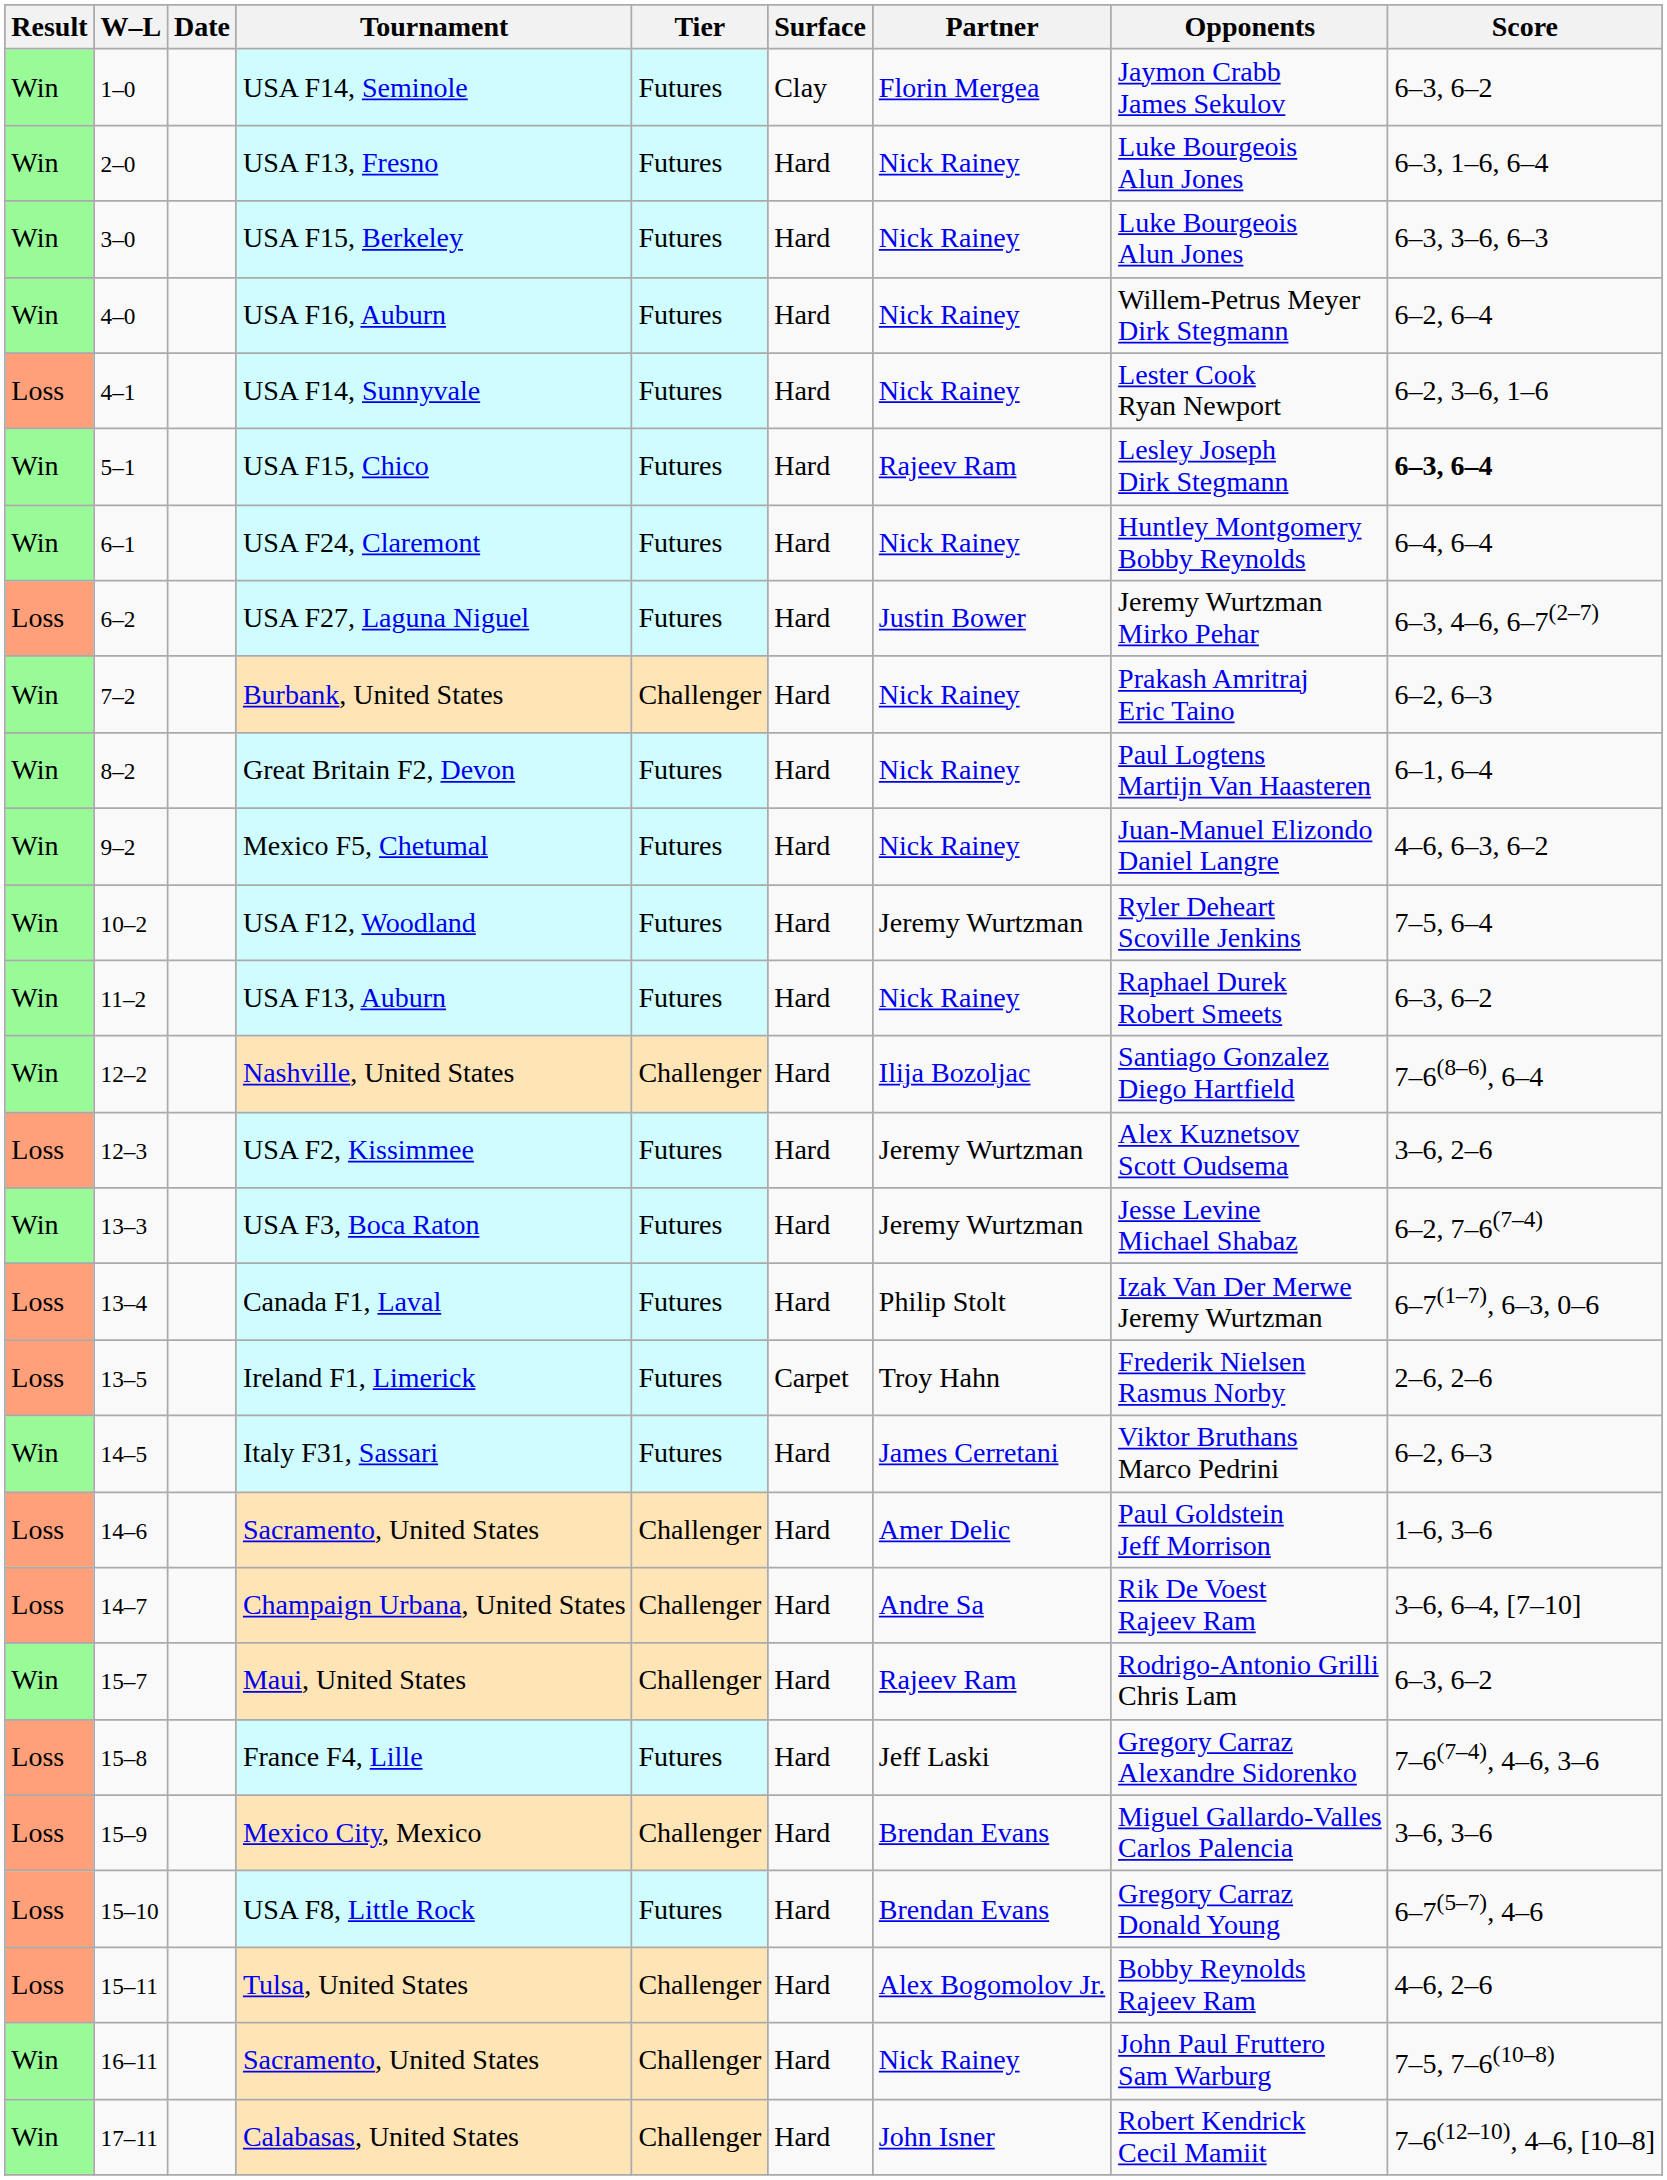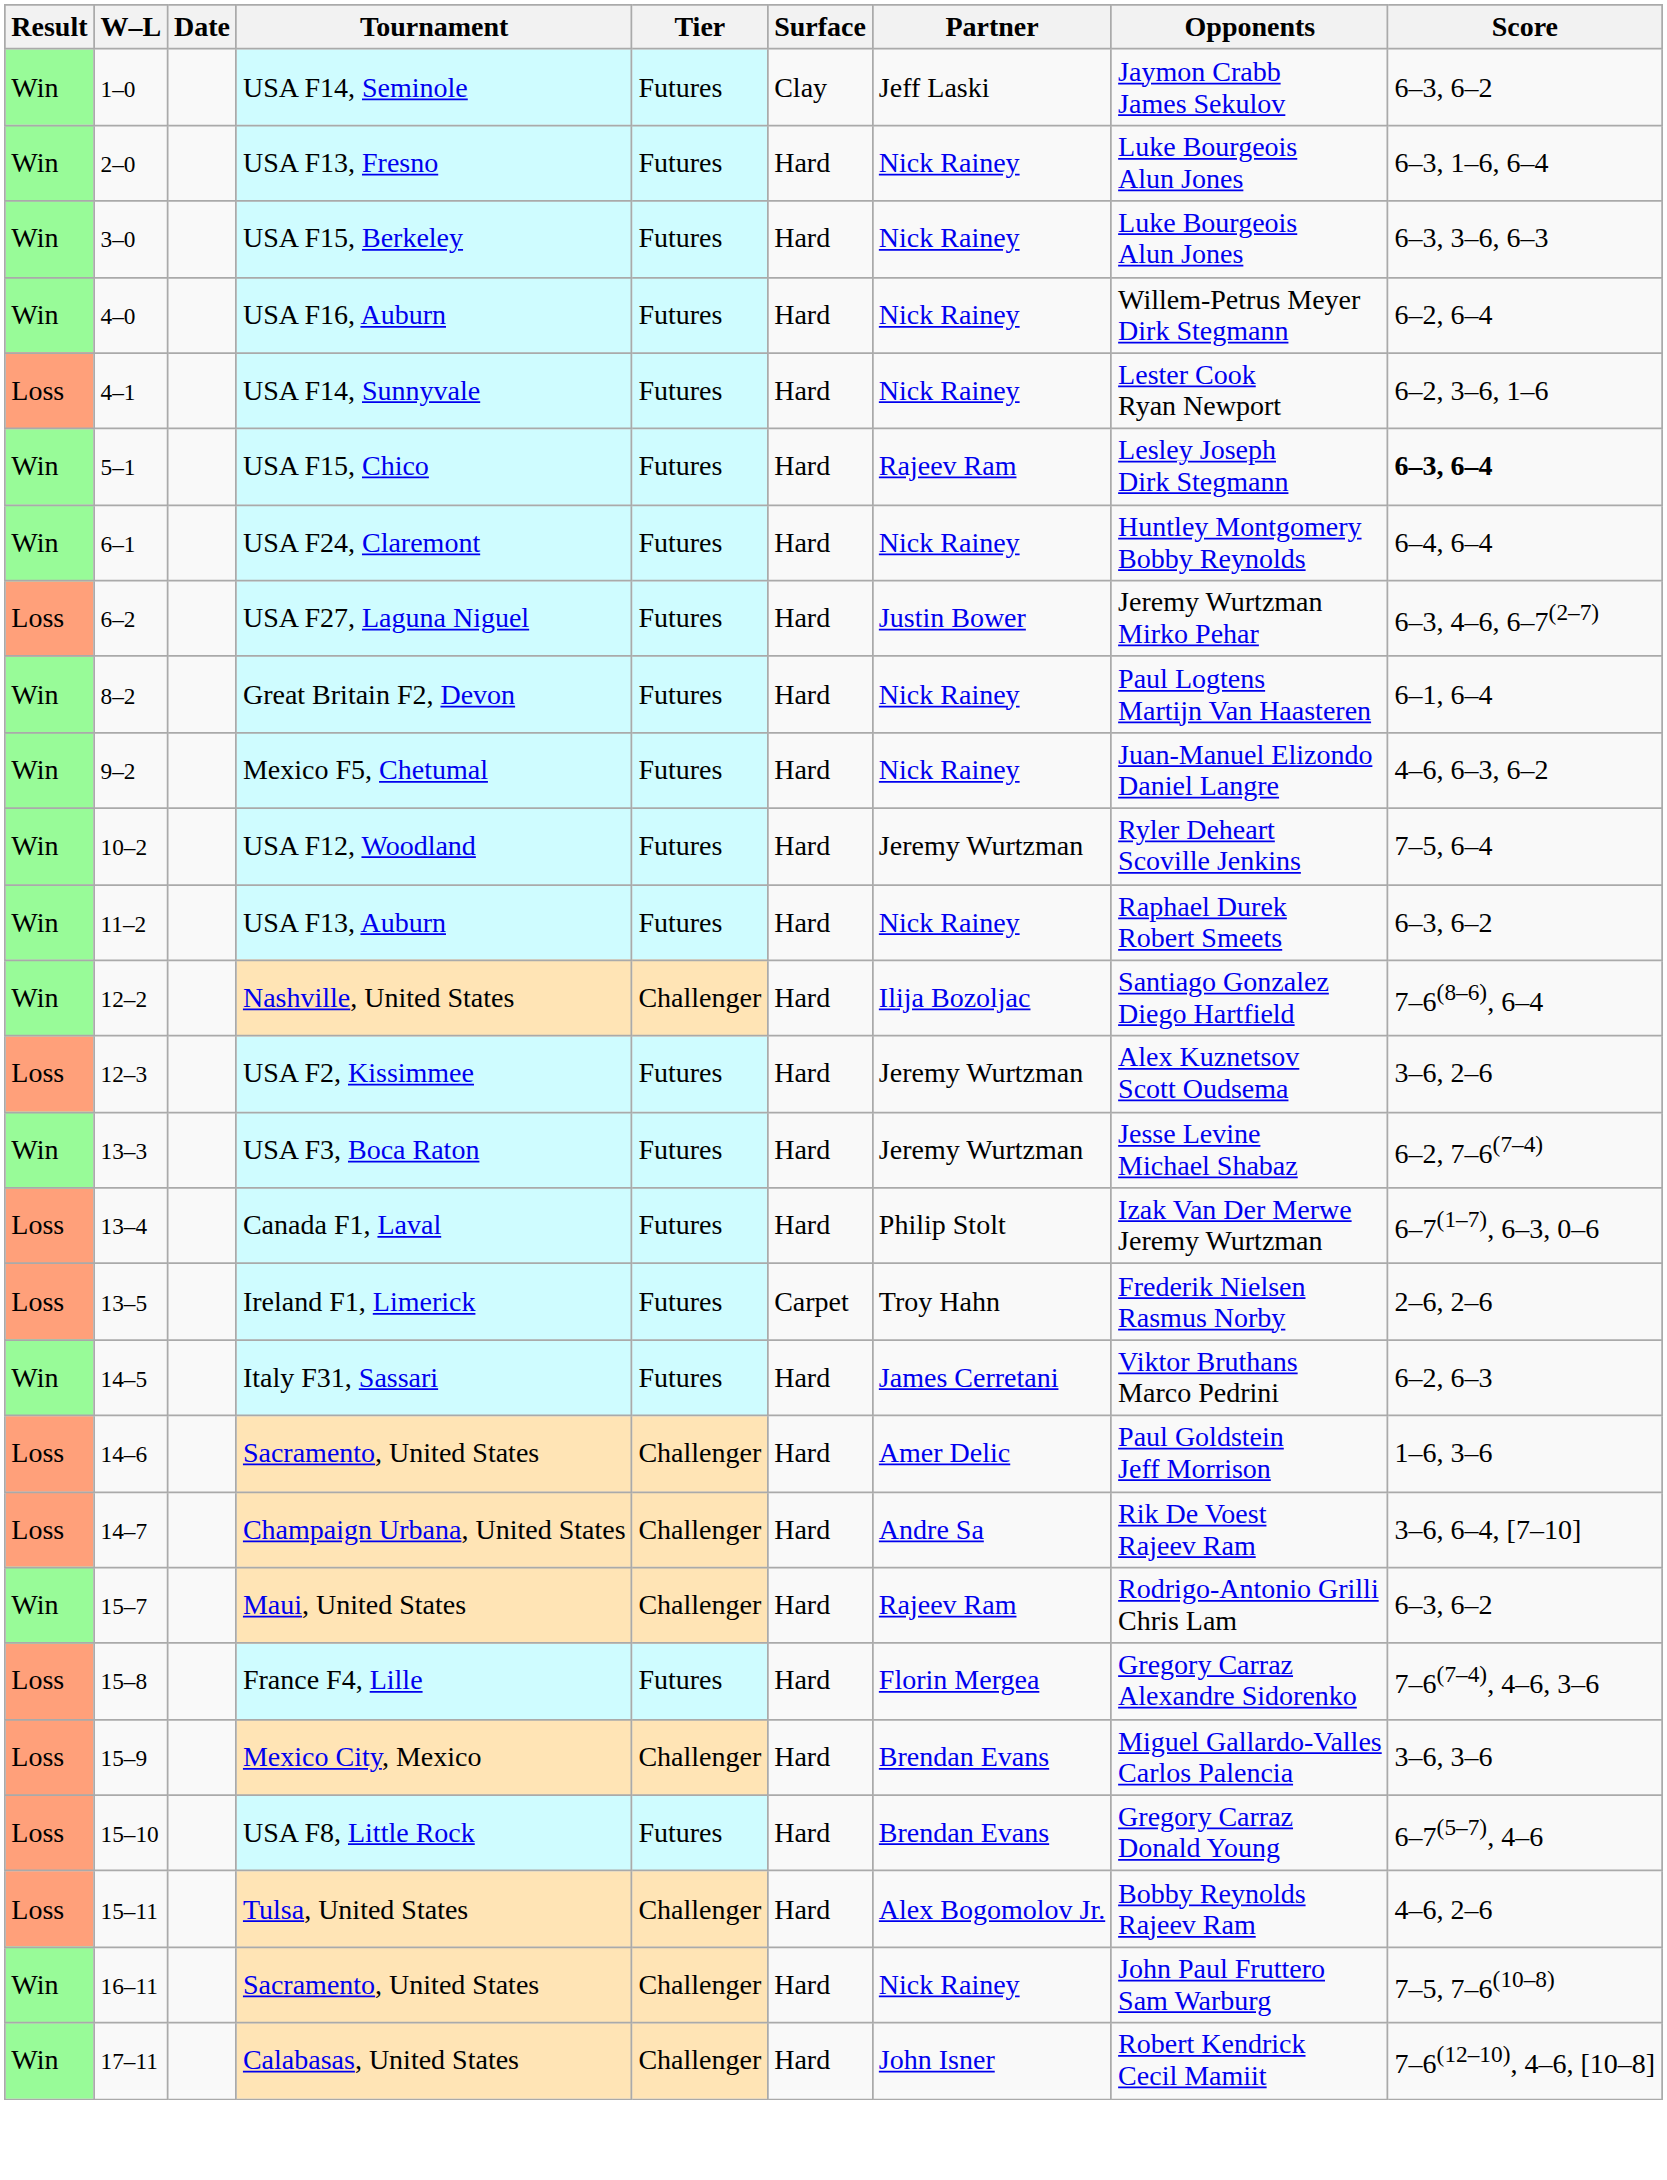(959, 86) Florin Mergea -> (934, 86) Jeff Laski
- row: (118, 695)
(934, 1756) Jeff Laski -> (959, 1680) Florin Mergea
